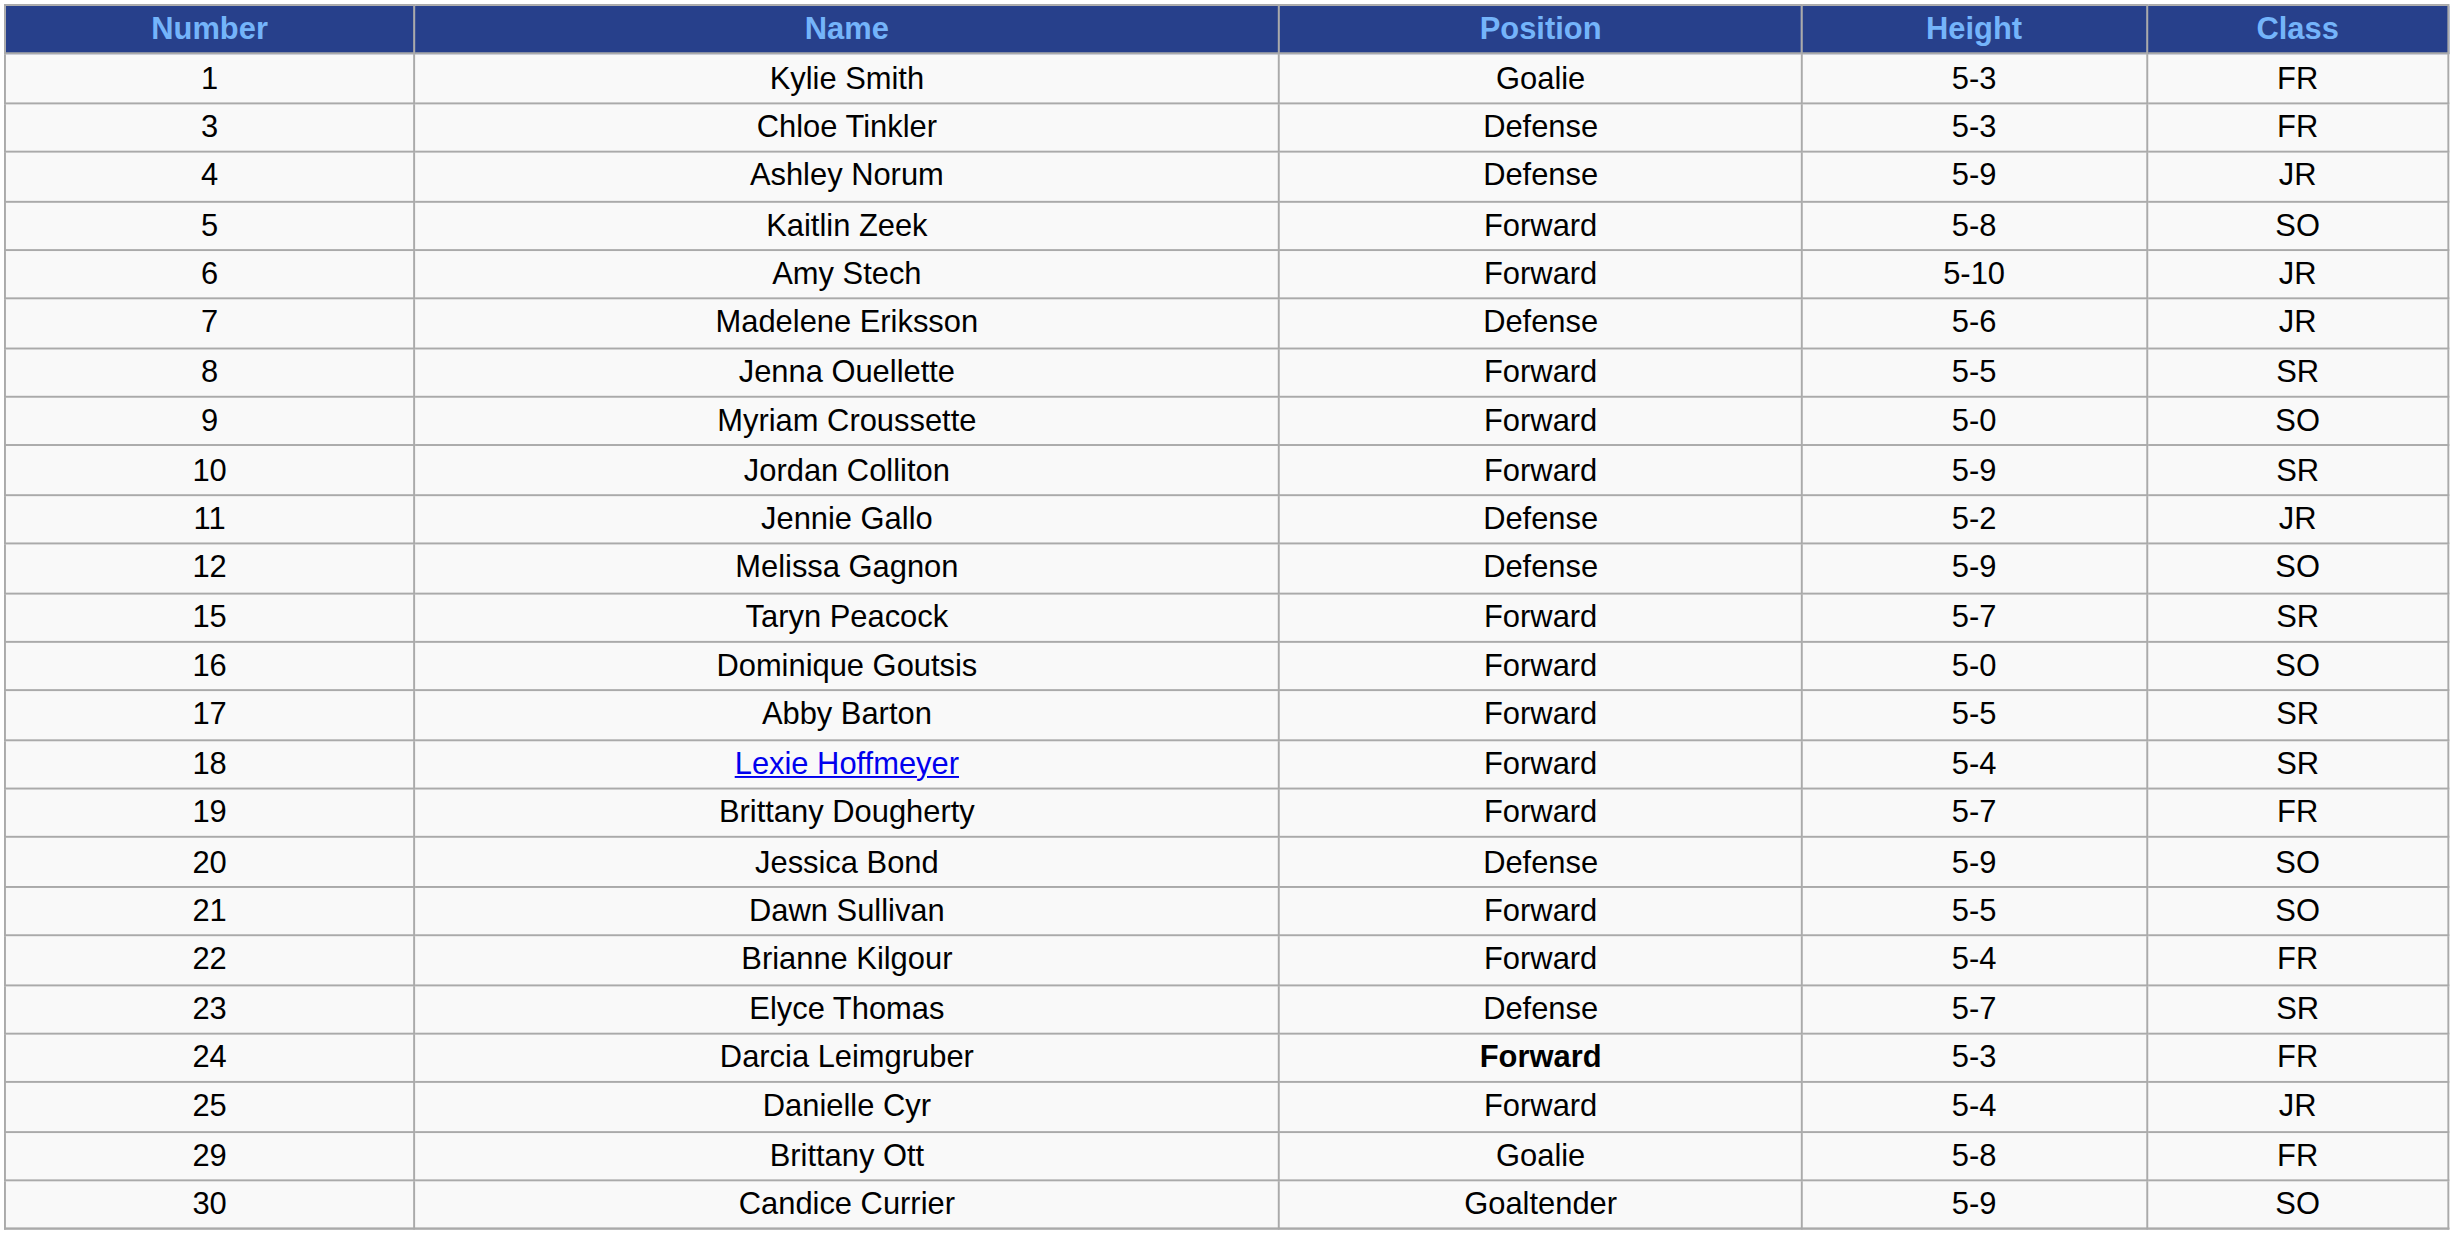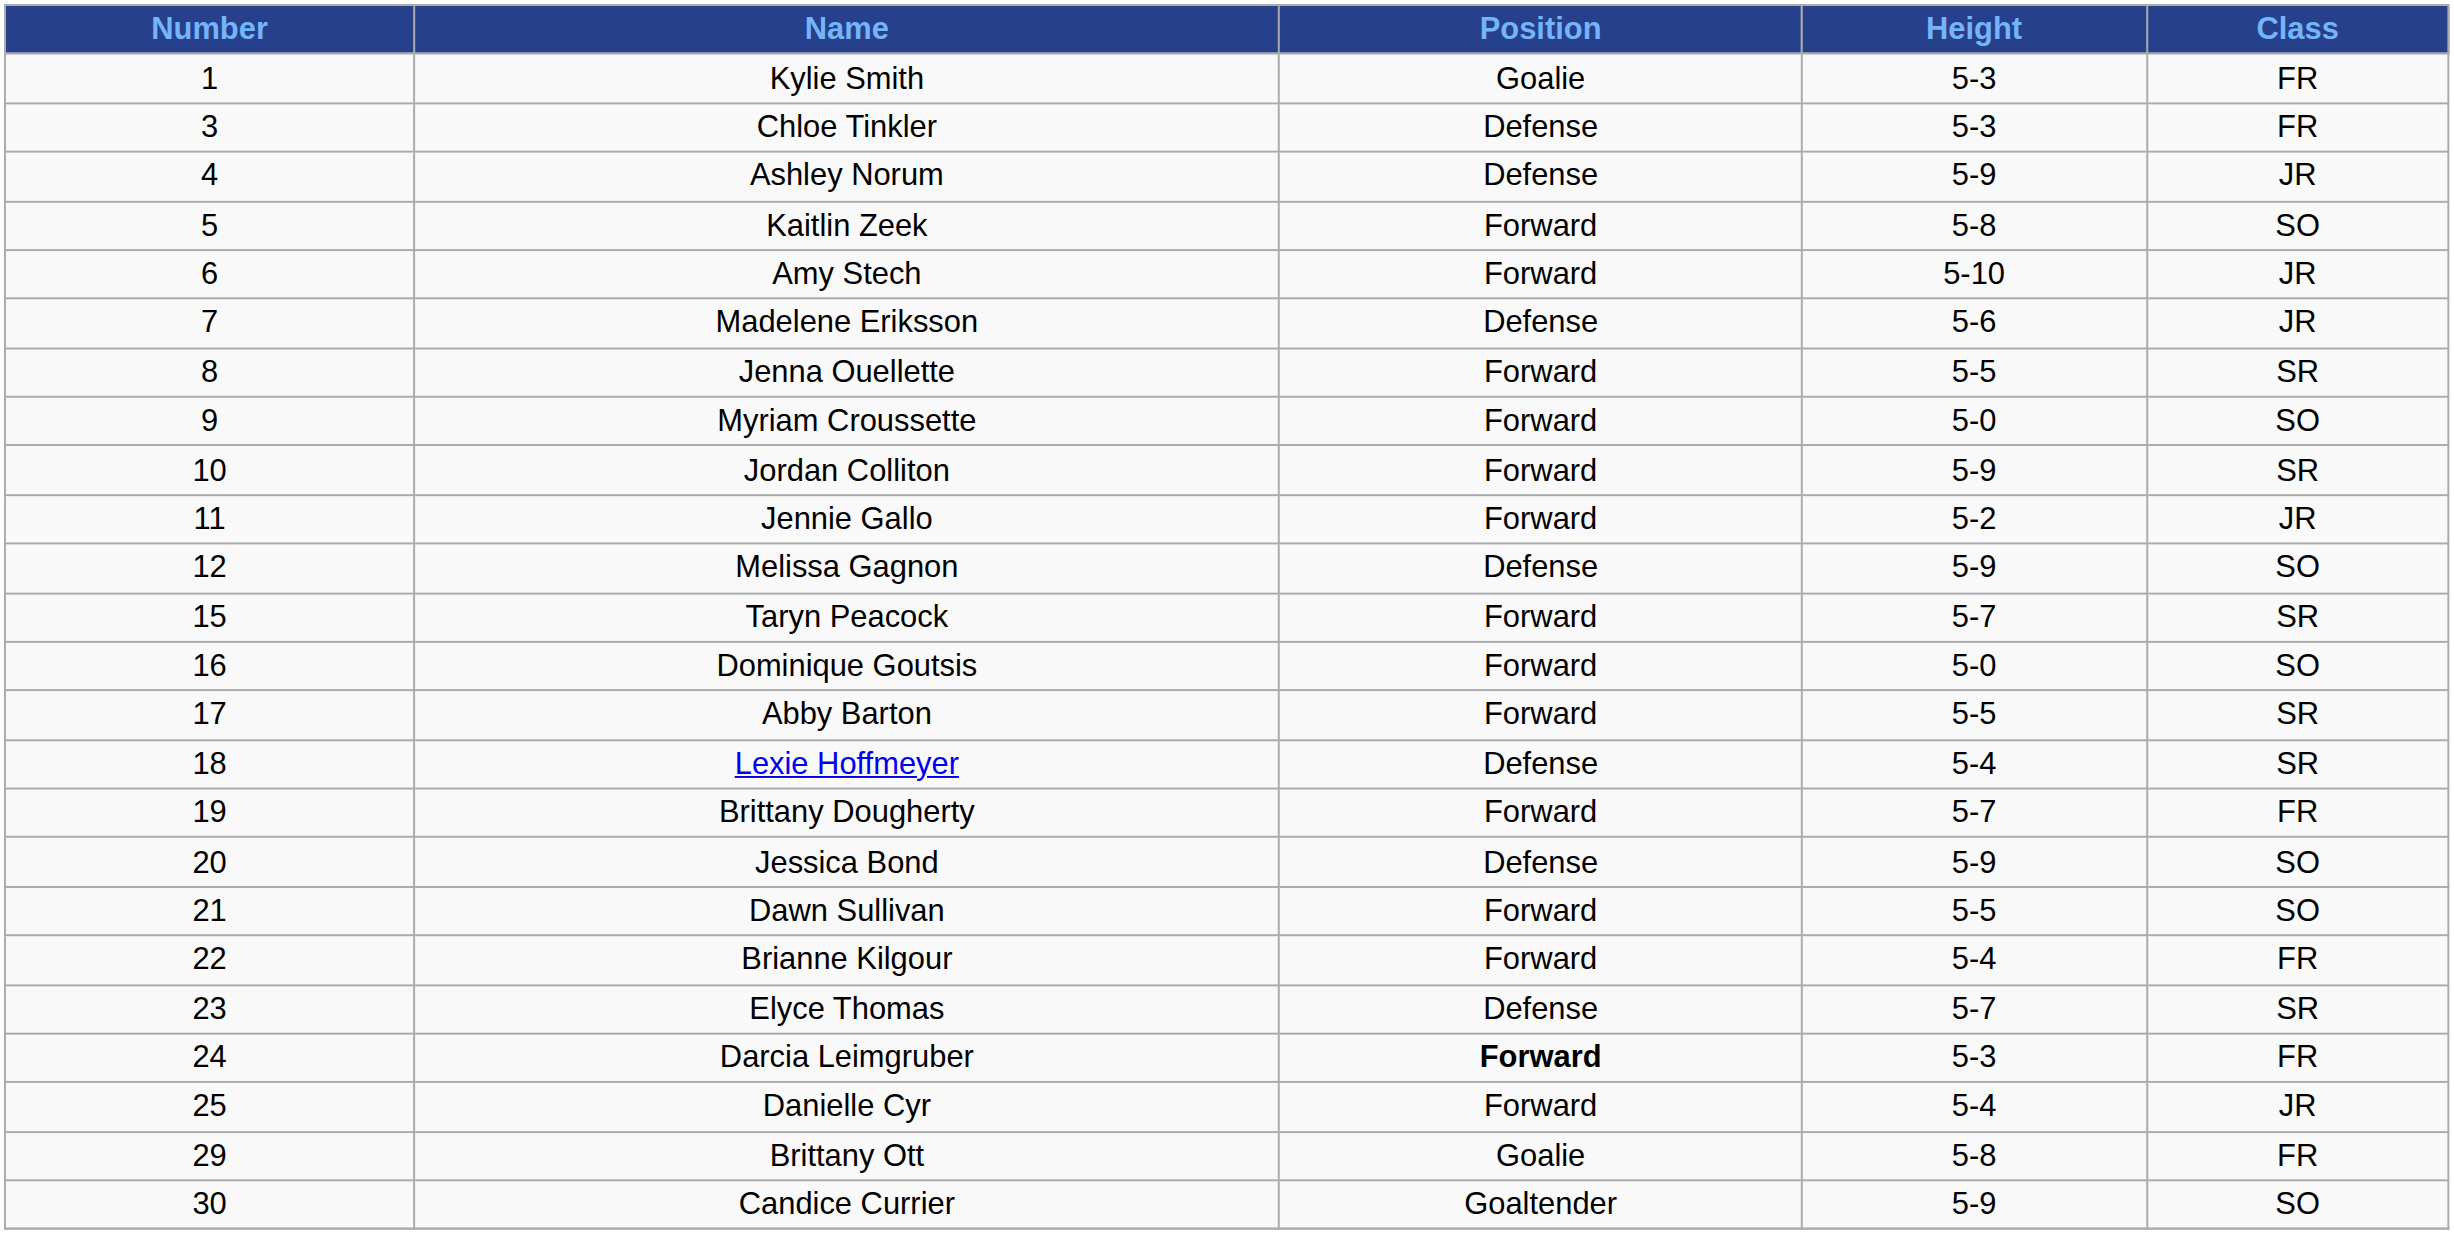(1541, 518) Defense -> (1541, 518) Forward
(1541, 763) Forward -> (1541, 763) Defense
